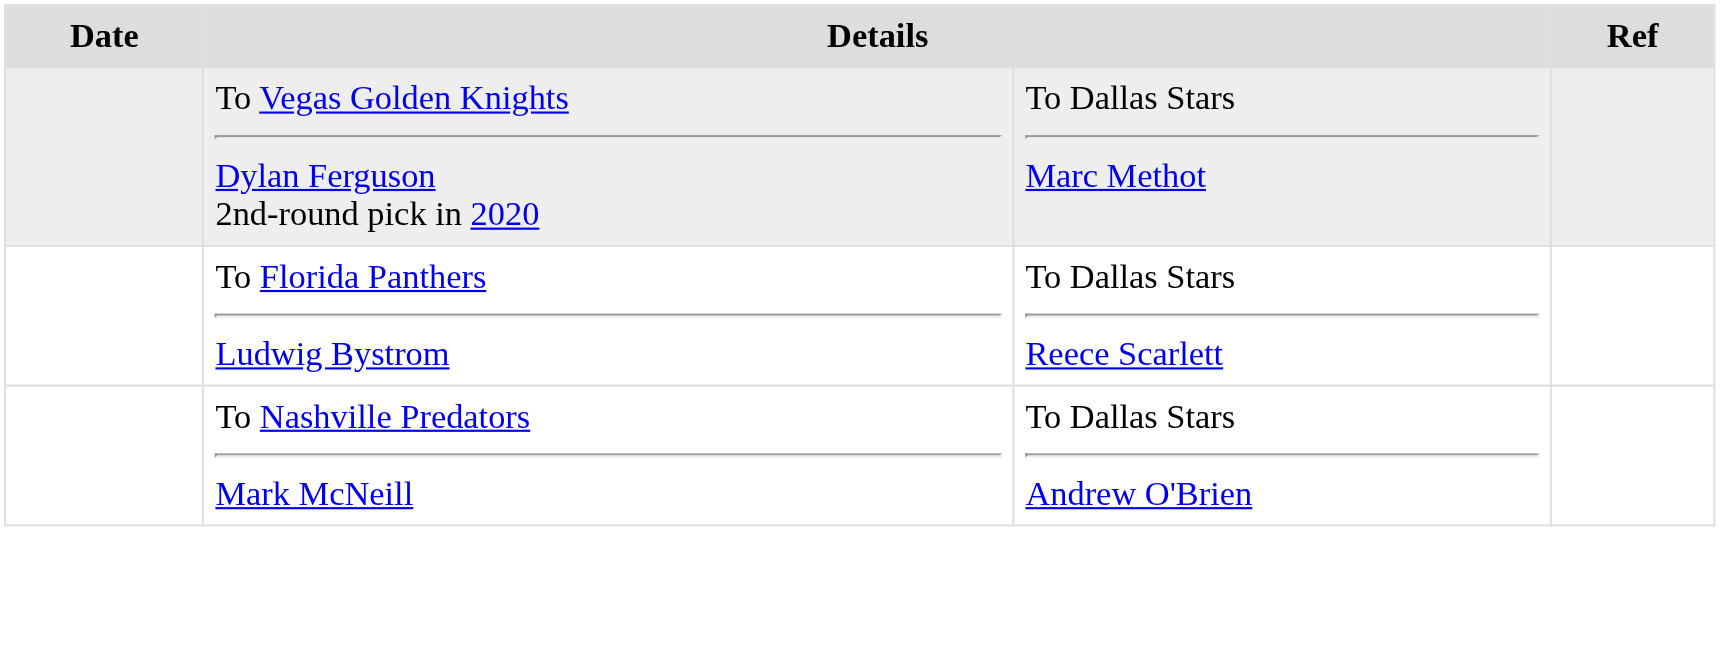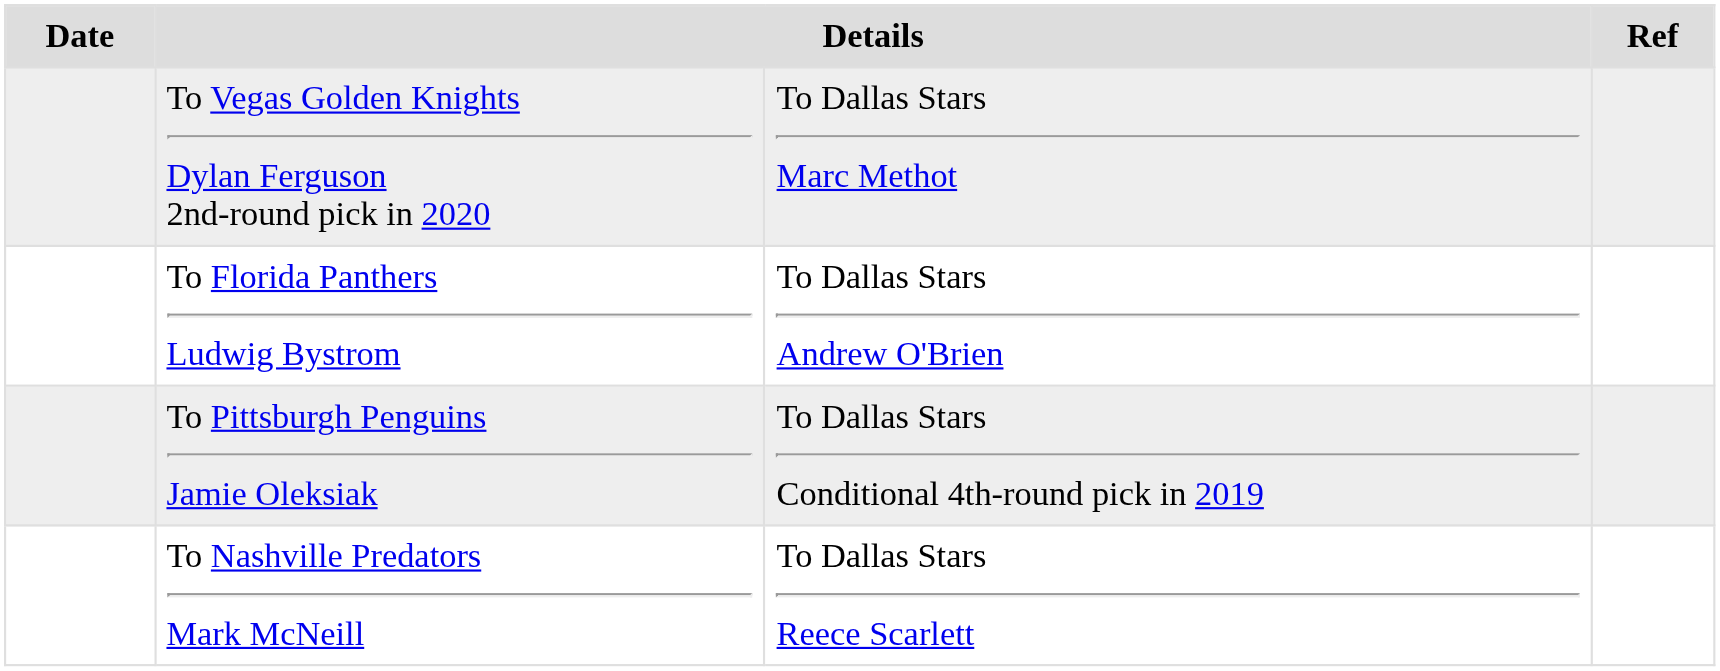(1283, 315) To Dallas Stars Reece Scarlett -> (1178, 315) To Dallas Stars Andrew O'Brien
+ row: (460, 454)
(1283, 454) To Dallas Stars Andrew O'Brien -> (1178, 594) To Dallas Stars Reece Scarlett
